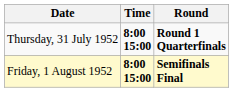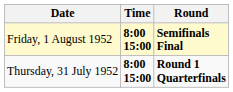rows swapped: (63, 39) <-> (60, 71)
